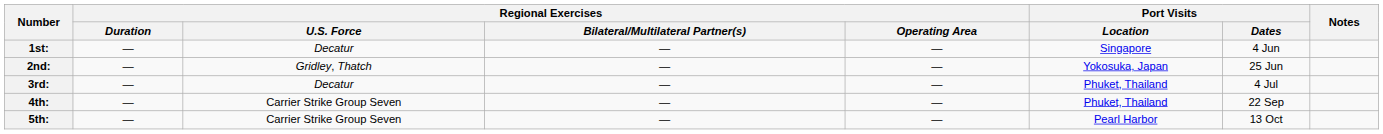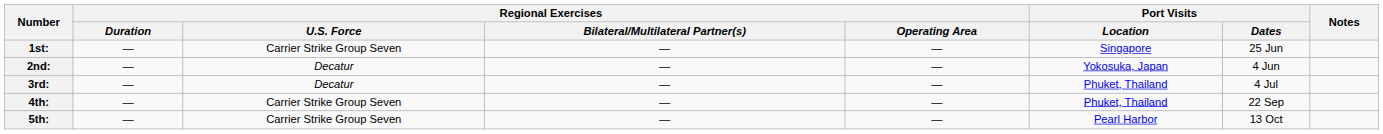(334, 48) Decatur -> (334, 48) Carrier Strike Group Seven
(1266, 48) 4 Jun -> (1266, 48) 25 Jun
(334, 66) Gridley, Thatch -> (334, 66) Decatur
(1266, 66) 25 Jun -> (1266, 66) 4 Jun
